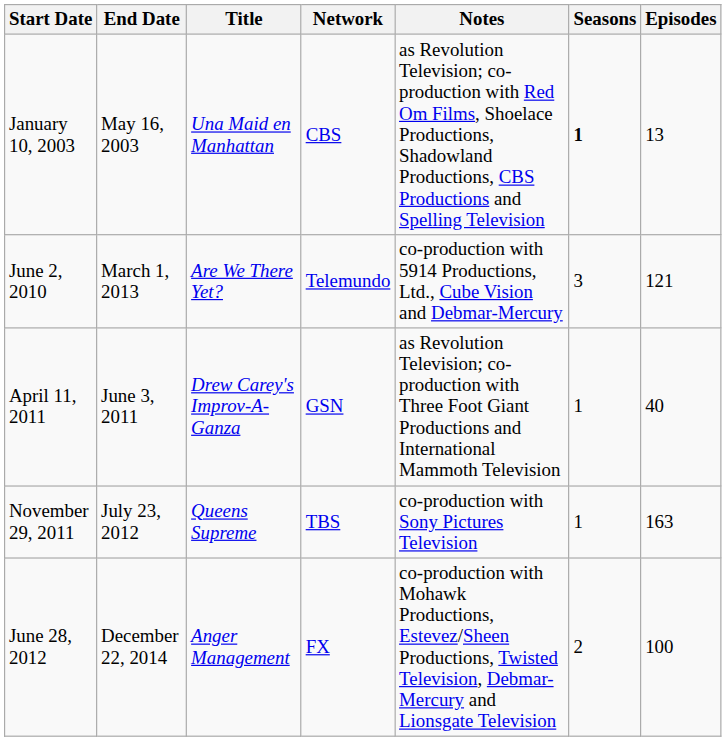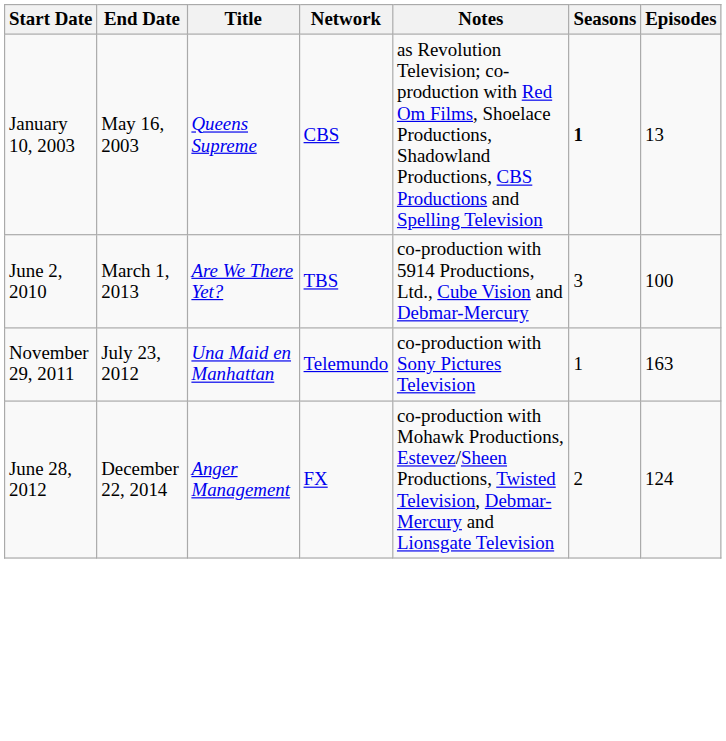(241, 134) Una Maid en Manhattan -> (224, 134) Queens Supreme
(348, 281) Telemundo -> (321, 281) TBS
(659, 281) 121 -> (659, 281) 100
- row: (43, 406)
(224, 521) Queens Supreme -> (241, 364) Una Maid en Manhattan
(323, 521) TBS -> (346, 364) Telemundo
(659, 647) 100 -> (659, 479) 124
